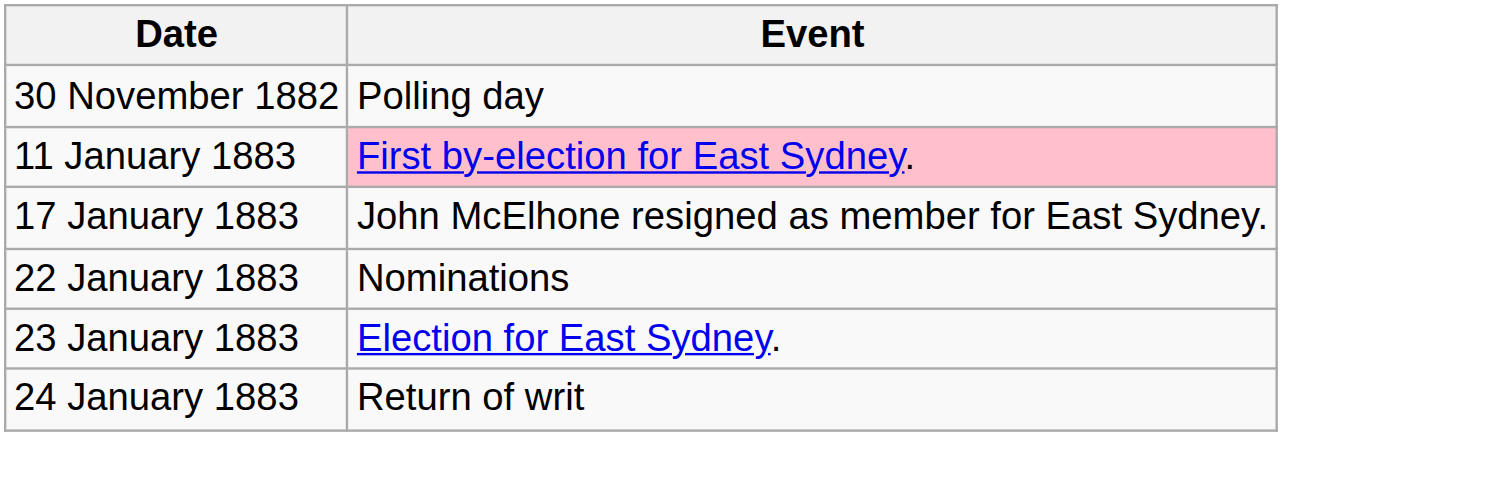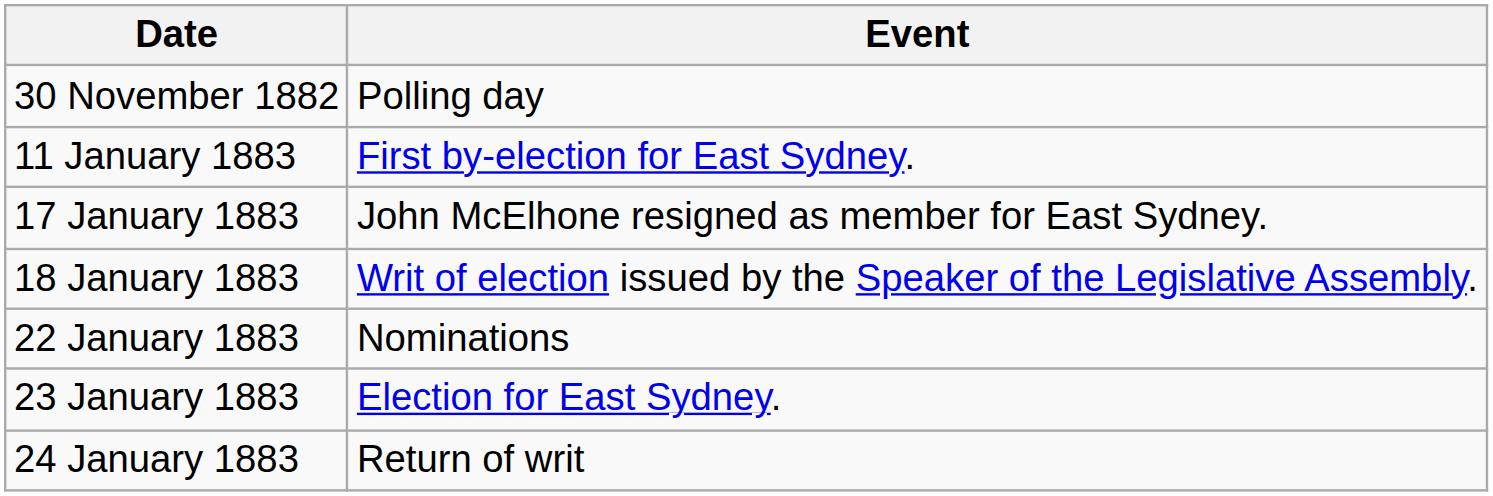(636, 156) pink background -> (636, 156) no background
+ row: (156, 277)
